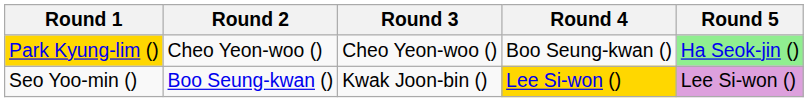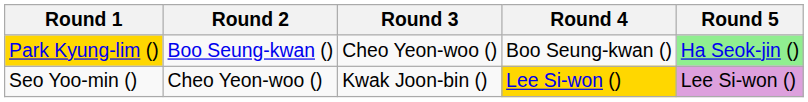(245, 50) Cheo Yeon-woo () -> (250, 50) Boo Seung-kwan ()
(250, 81) Boo Seung-kwan () -> (245, 81) Cheo Yeon-woo ()
